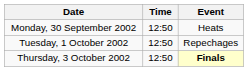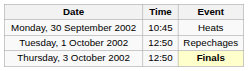(160, 27) 12:50 -> (160, 27) 10:45
